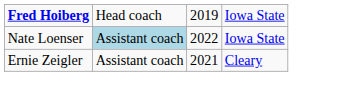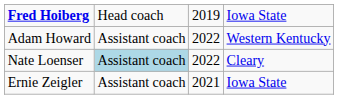+ row: (49, 37)
(255, 37) Iowa State -> (245, 60) Cleary
(244, 60) Cleary -> (256, 82) Iowa State
